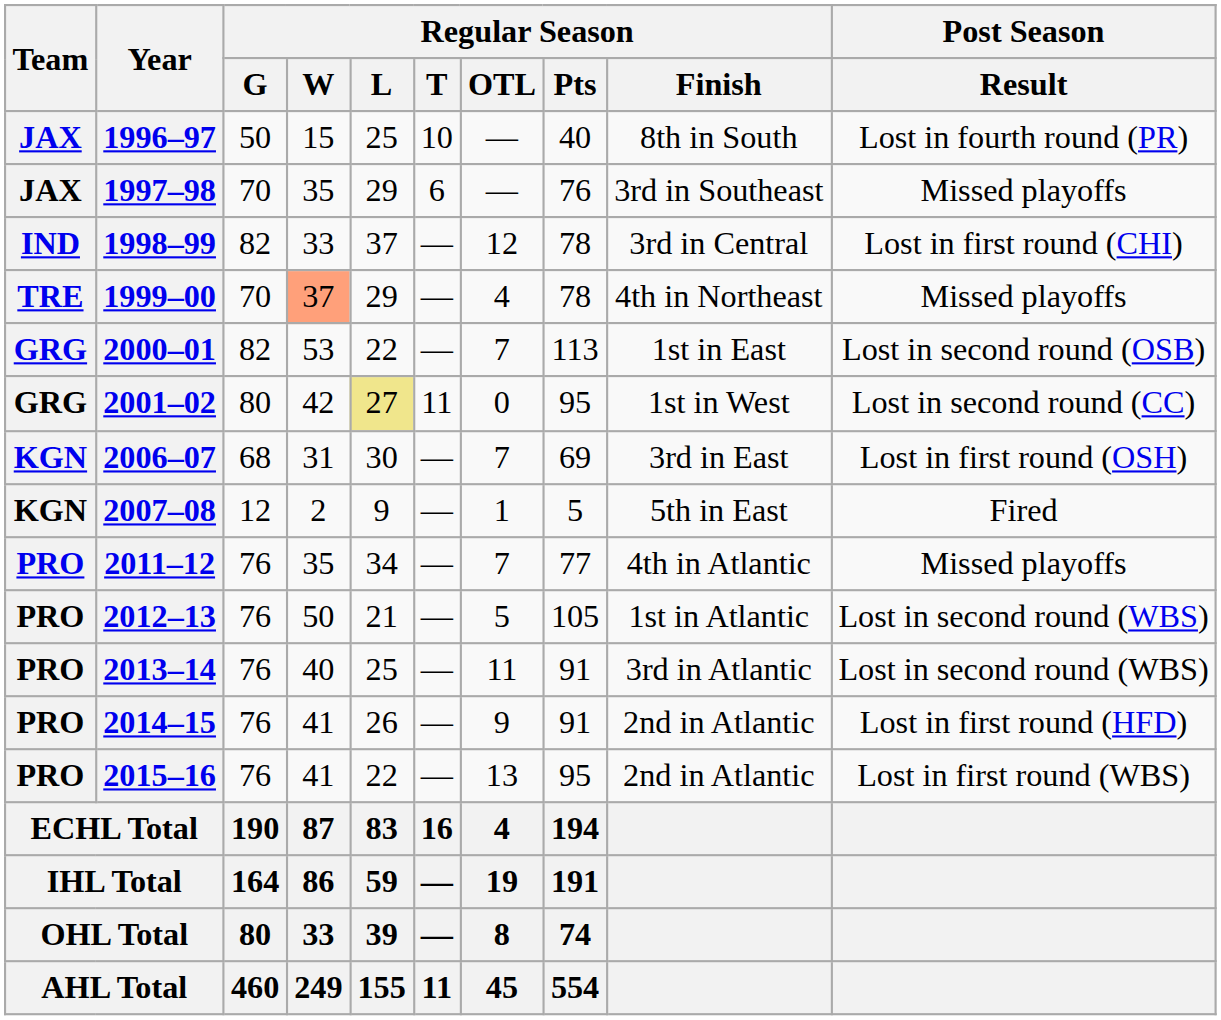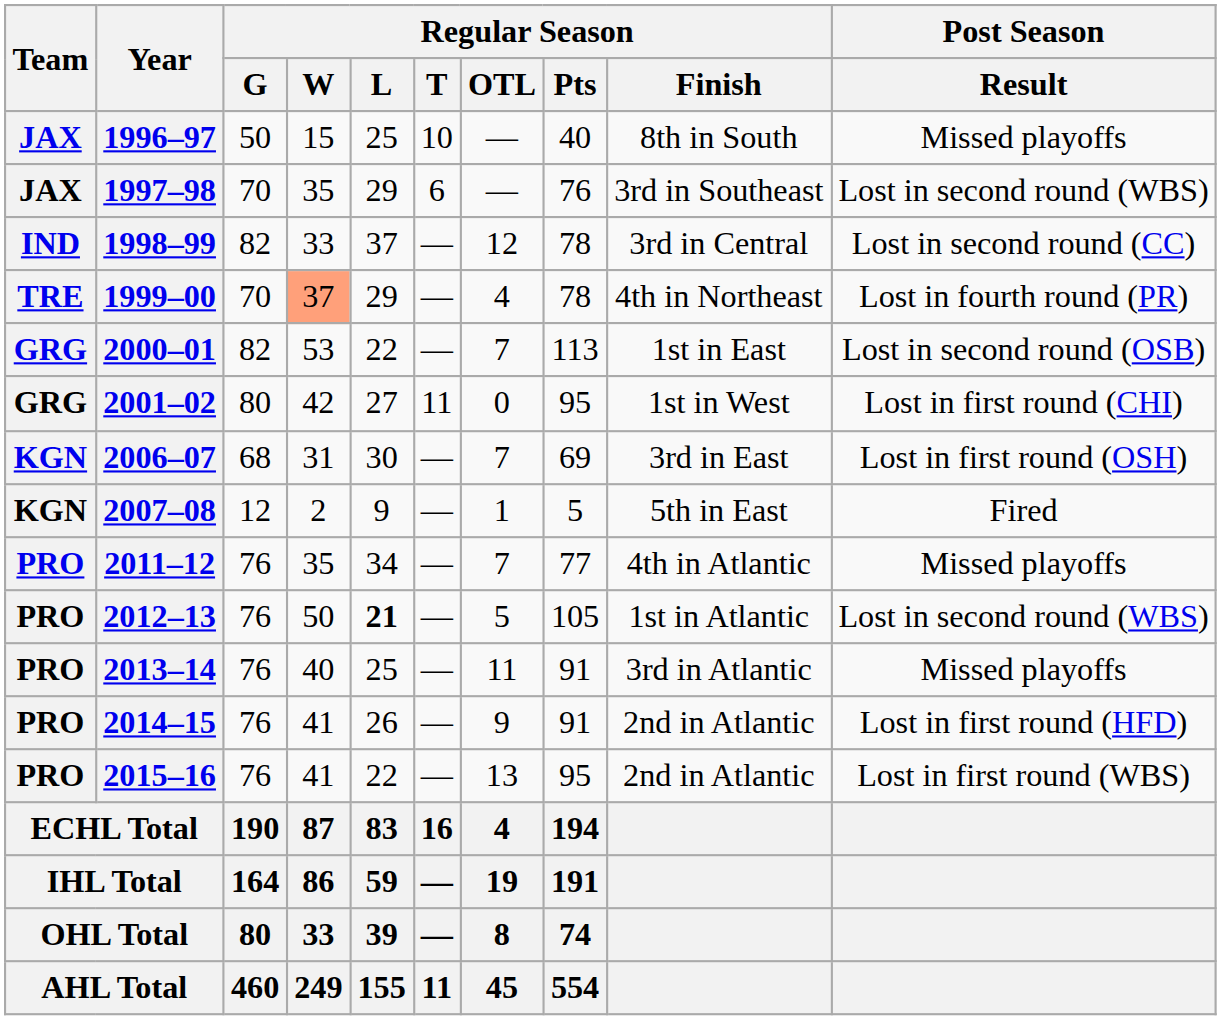(1024, 137) Lost in fourth round (PR) -> (1024, 137) Missed playoffs
(1024, 190) Missed playoffs -> (1024, 190) Lost in second round (WBS)
(1024, 243) Lost in first round (CHI) -> (1024, 243) Lost in second round (CC)
(1024, 296) Missed playoffs -> (1024, 296) Lost in fourth round (PR)
(382, 403) khaki background -> (382, 403) no background
(1024, 403) Lost in second round (CC) -> (1024, 403) Lost in first round (CHI)
(382, 615) normal -> (382, 615) bold
(1024, 668) Lost in second round (WBS) -> (1024, 668) Missed playoffs
